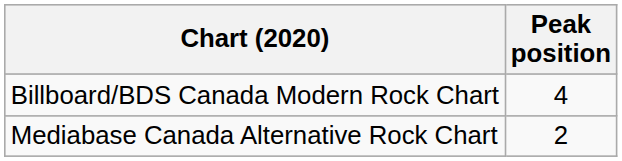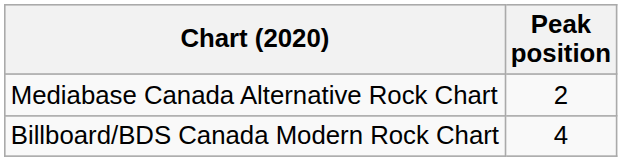rows swapped: (254, 135) <-> (255, 94)
